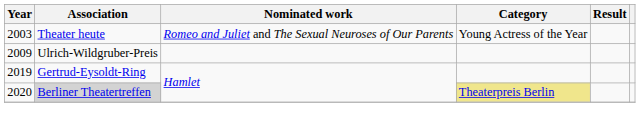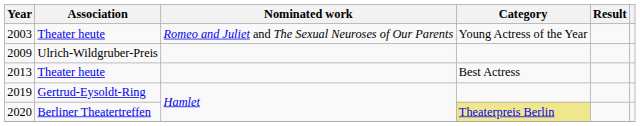+ row: (20, 72)
(94, 92) lightgrey background -> (94, 111) no background
